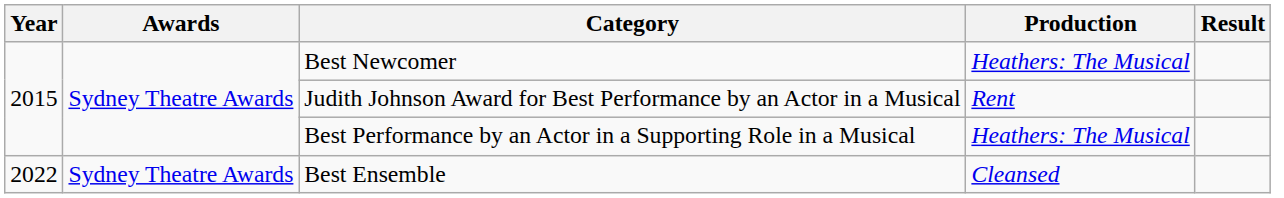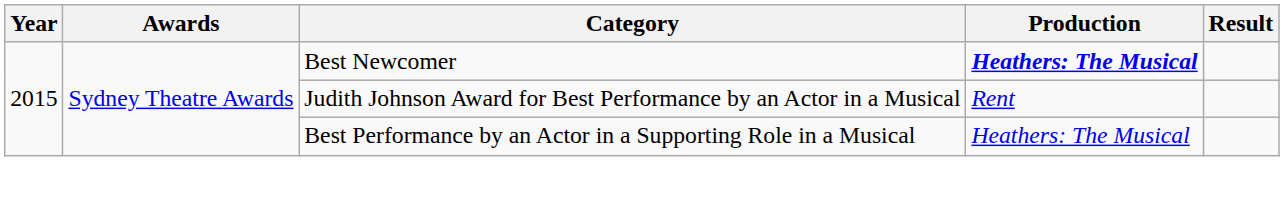(1081, 60) normal -> (1085, 60) bold
- row: (375, 173)
